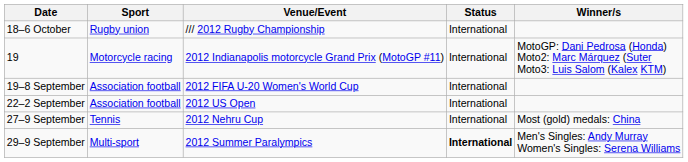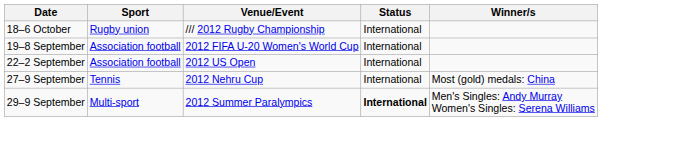- row: (13, 58)
